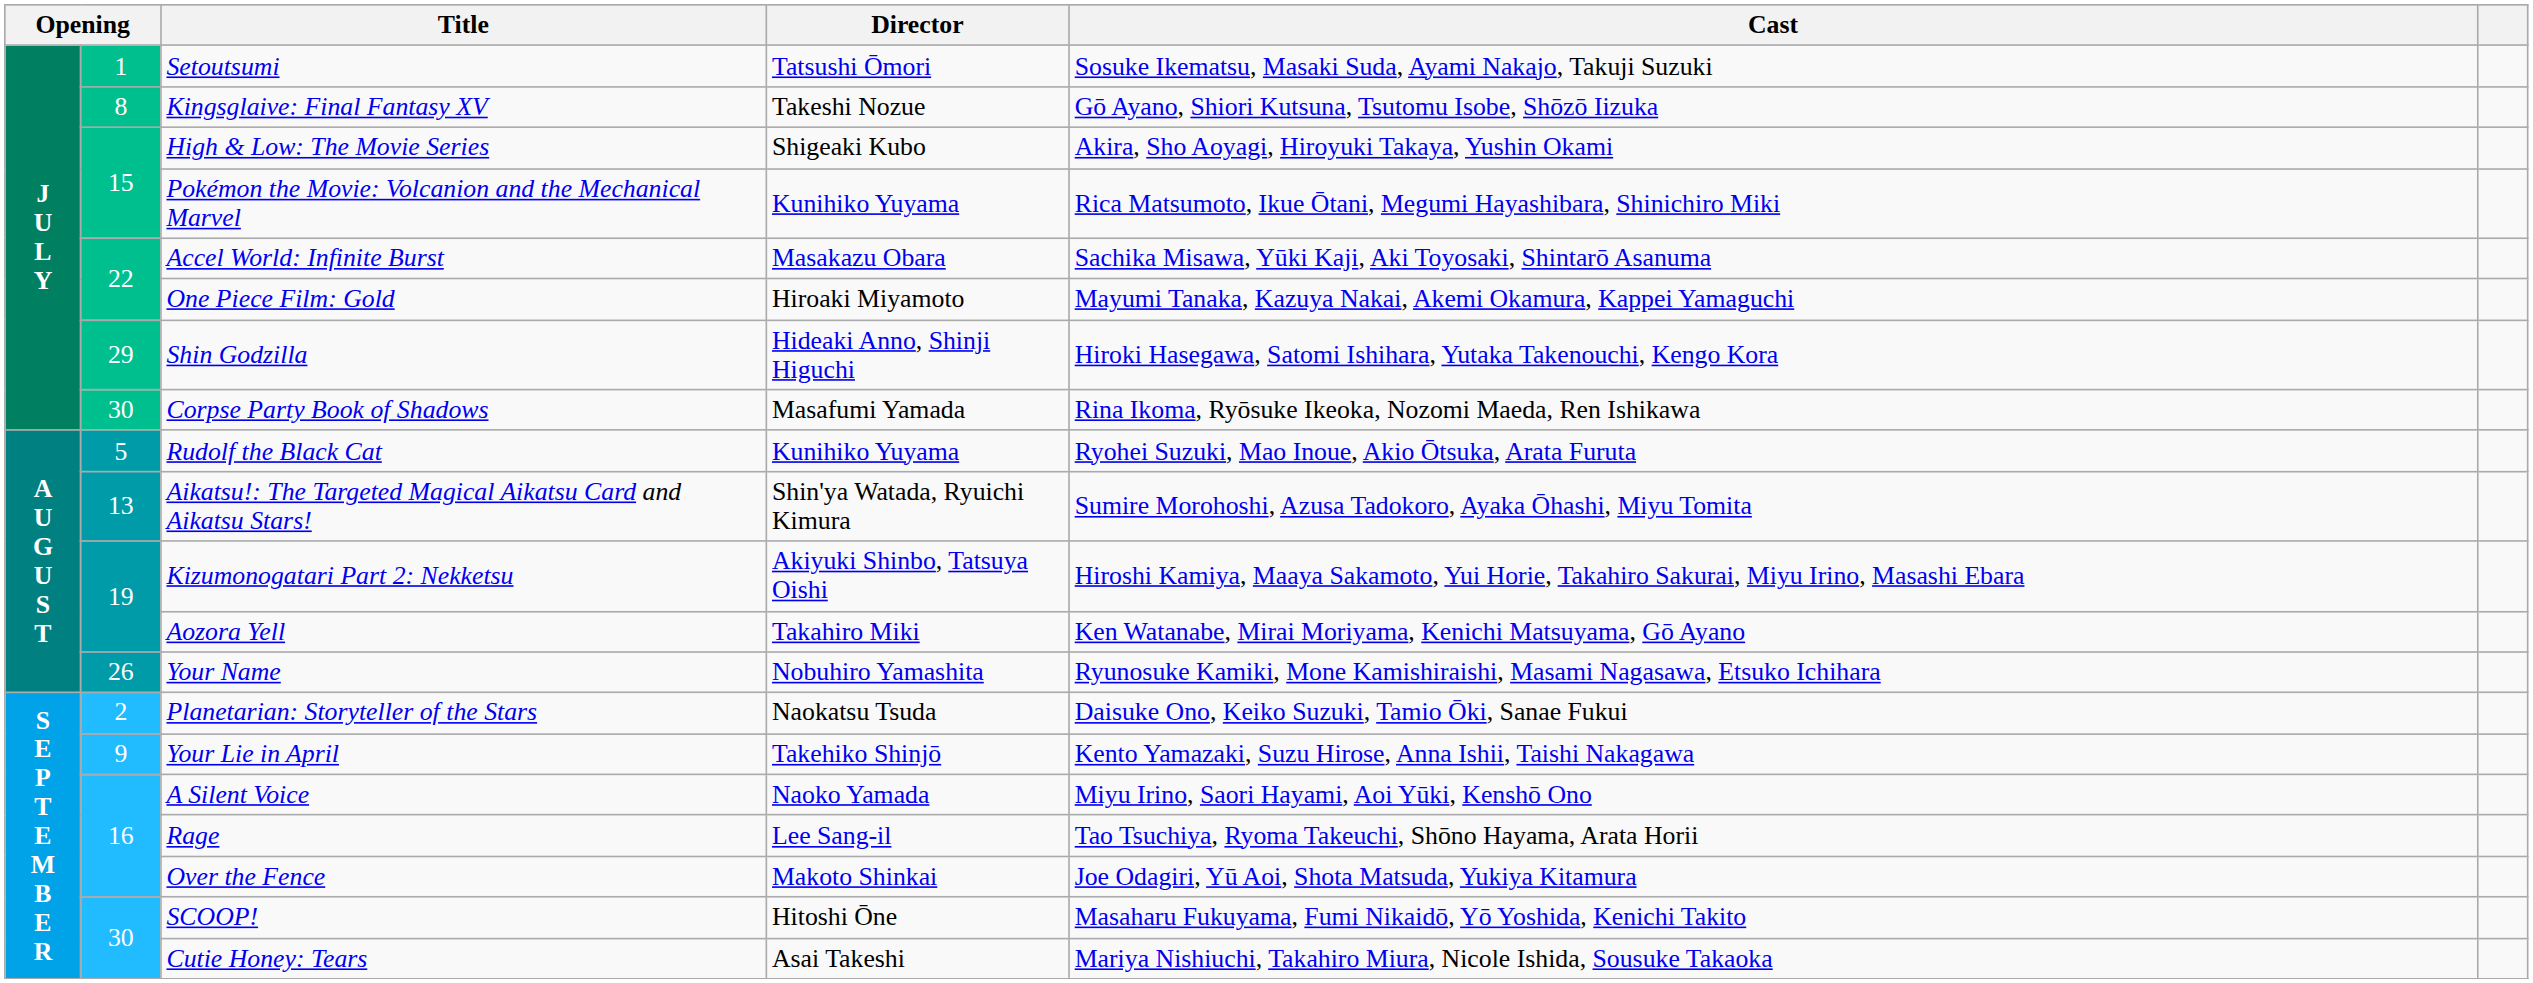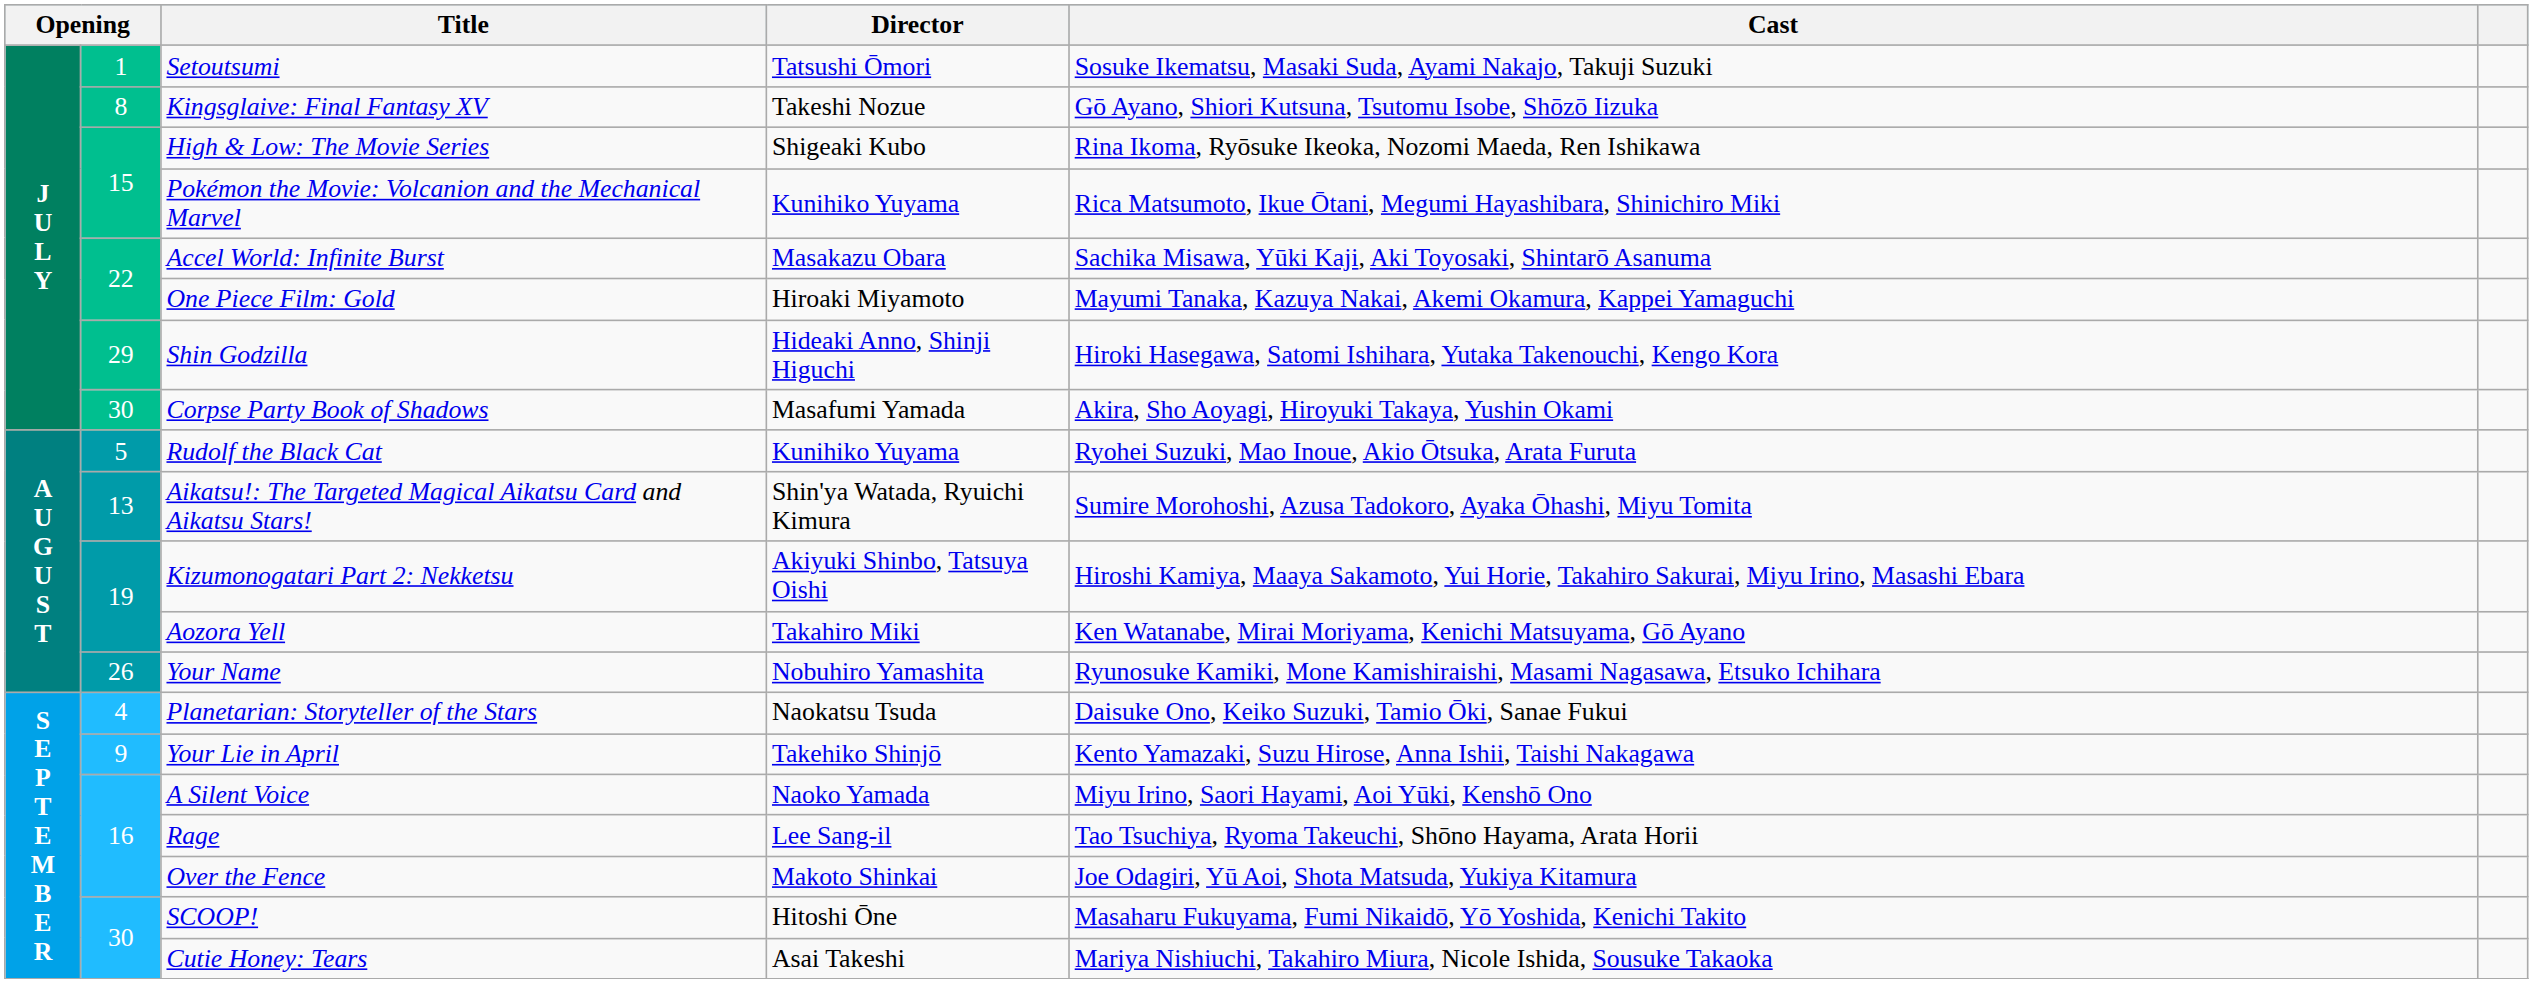(1344, 147) Akira, Sho Aoyagi, Hiroyuki Takaya, Yushin Okami -> (1388, 147) Rina Ikoma, Ryōsuke Ikeoka, Nozomi Maeda, Ren Ishikawa
(1388, 409) Rina Ikoma, Ryōsuke Ikeoka, Nozomi Maeda, Ren Ishikawa -> (1344, 409) Akira, Sho Aoyagi, Hiroyuki Takaya, Yushin Okami
(121, 712) 2 -> (121, 712) 4
